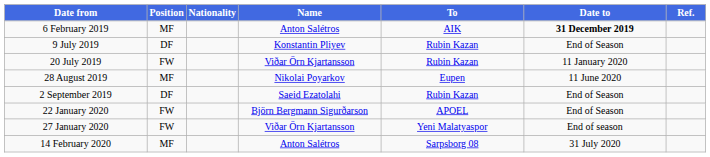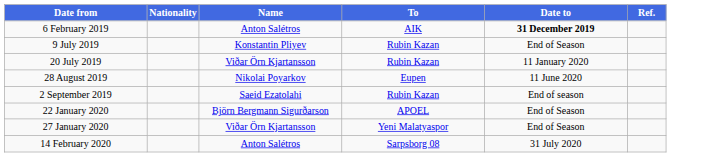- column: (167, 13)
(595, 95) End of Season -> (556, 95) End of season
(595, 127) End of season -> (556, 127) End of Season
